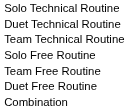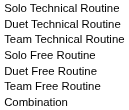rows swapped: (51, 86) <-> (52, 71)
